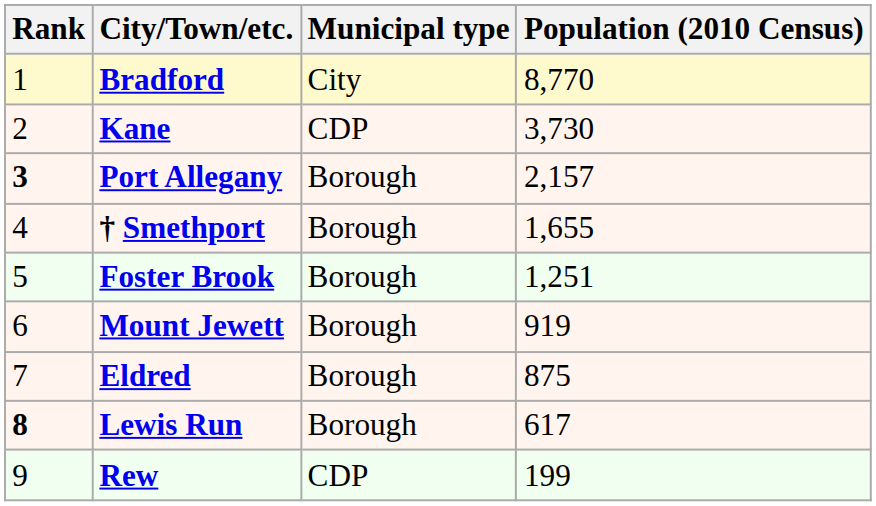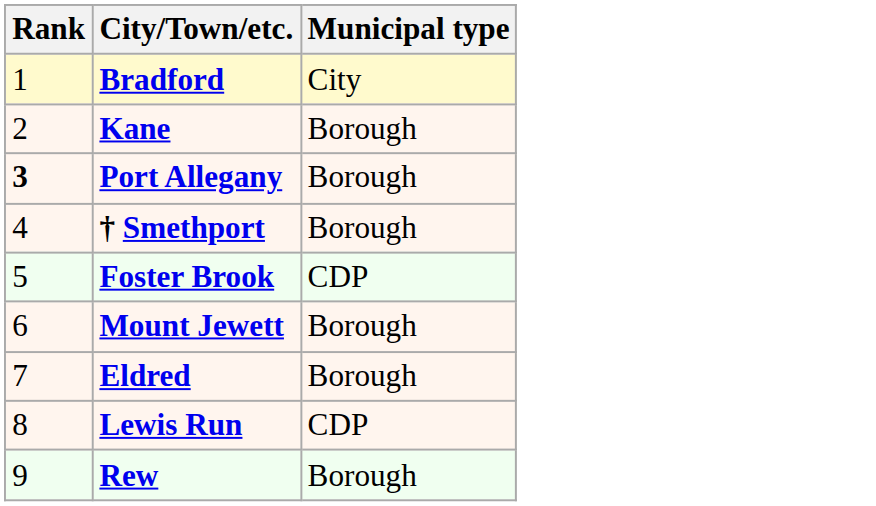- column: (694, 29)
(338, 128) CDP -> (362, 128) Borough
(362, 276) Borough -> (338, 276) CDP
(20, 425) bold -> (20, 425) normal
(362, 425) Borough -> (338, 425) CDP
(338, 474) CDP -> (362, 474) Borough
